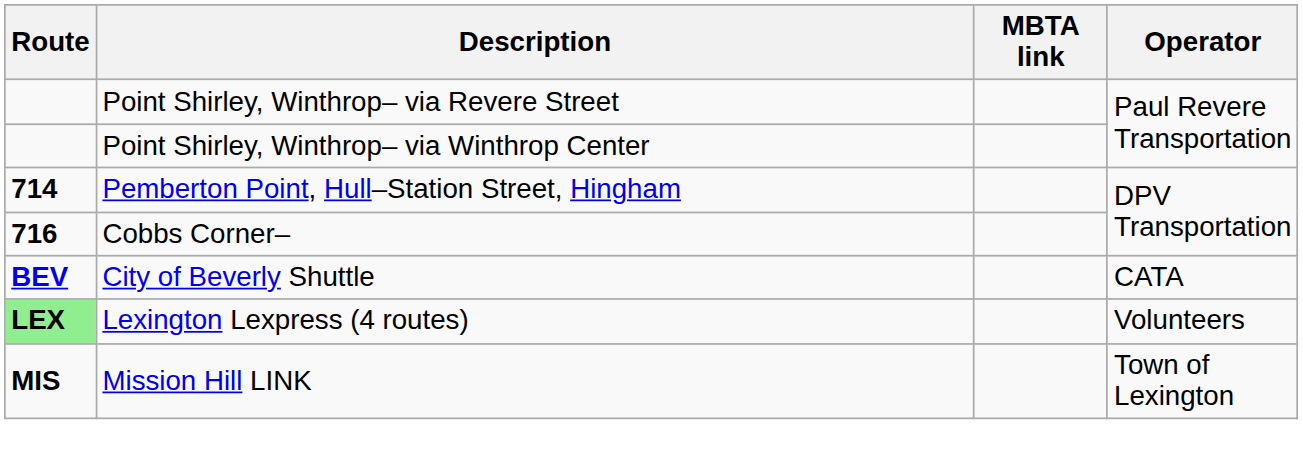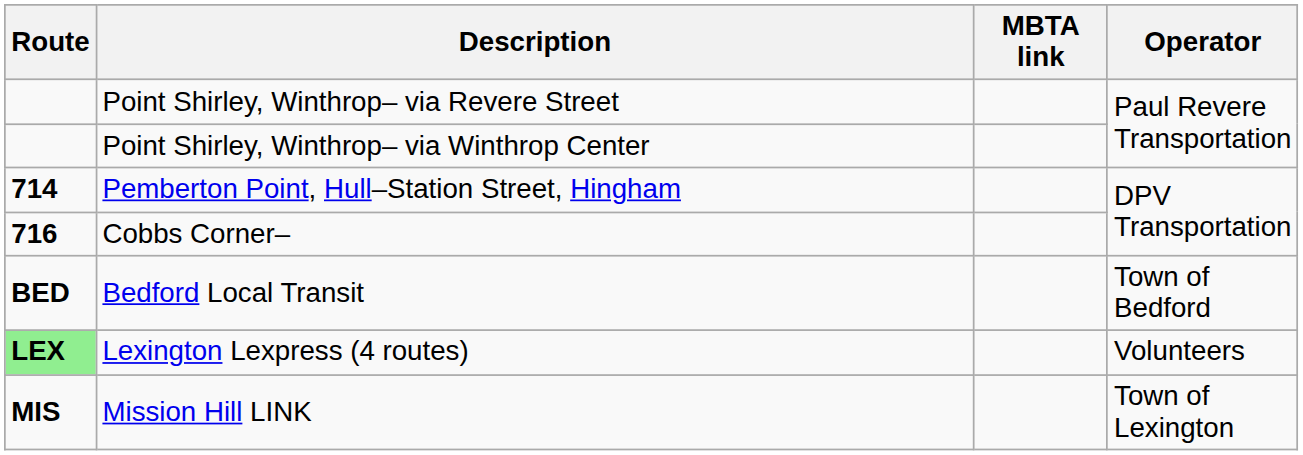+ row: (233, 292)
- row: (239, 277)
